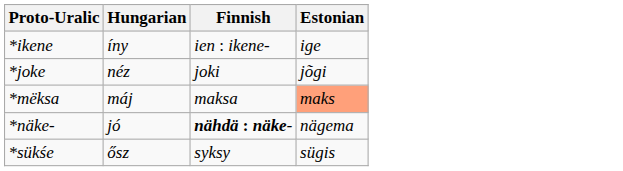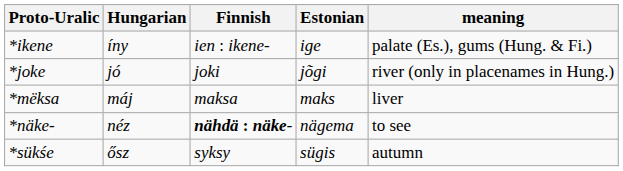+ column: (493, 17)
(119, 71) néz -> (114, 71) jó
(318, 98) lightsalmon background -> (318, 98) no background
(114, 125) jó -> (119, 125) néz
